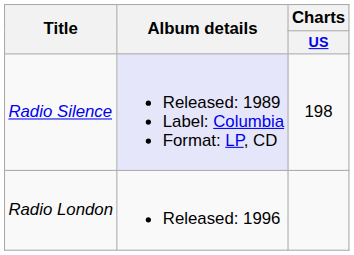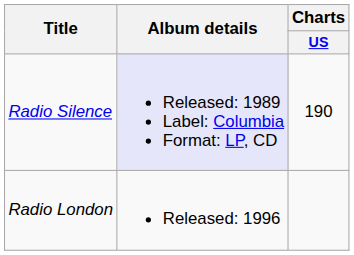(319, 112) 198 -> (319, 112) 190
